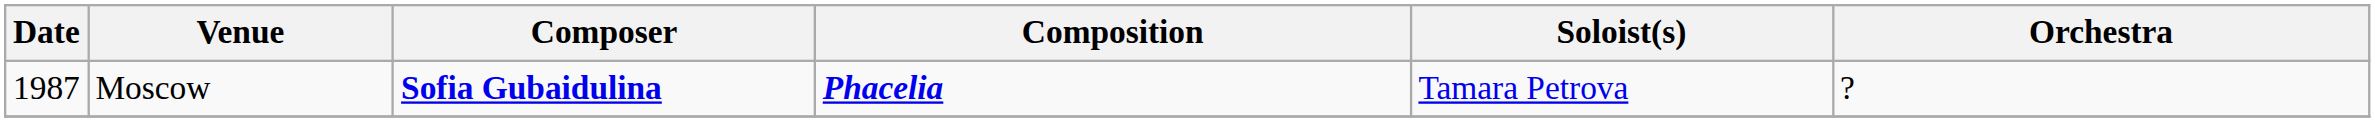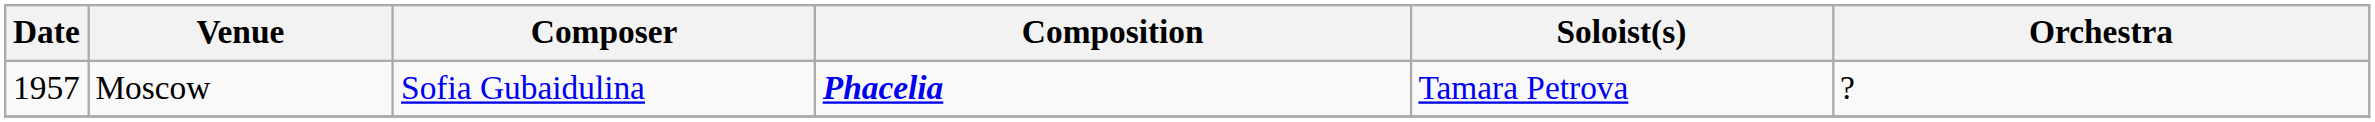(46, 87) 1987 -> (46, 87) 1957
(531, 87) bold -> (523, 87) normal
